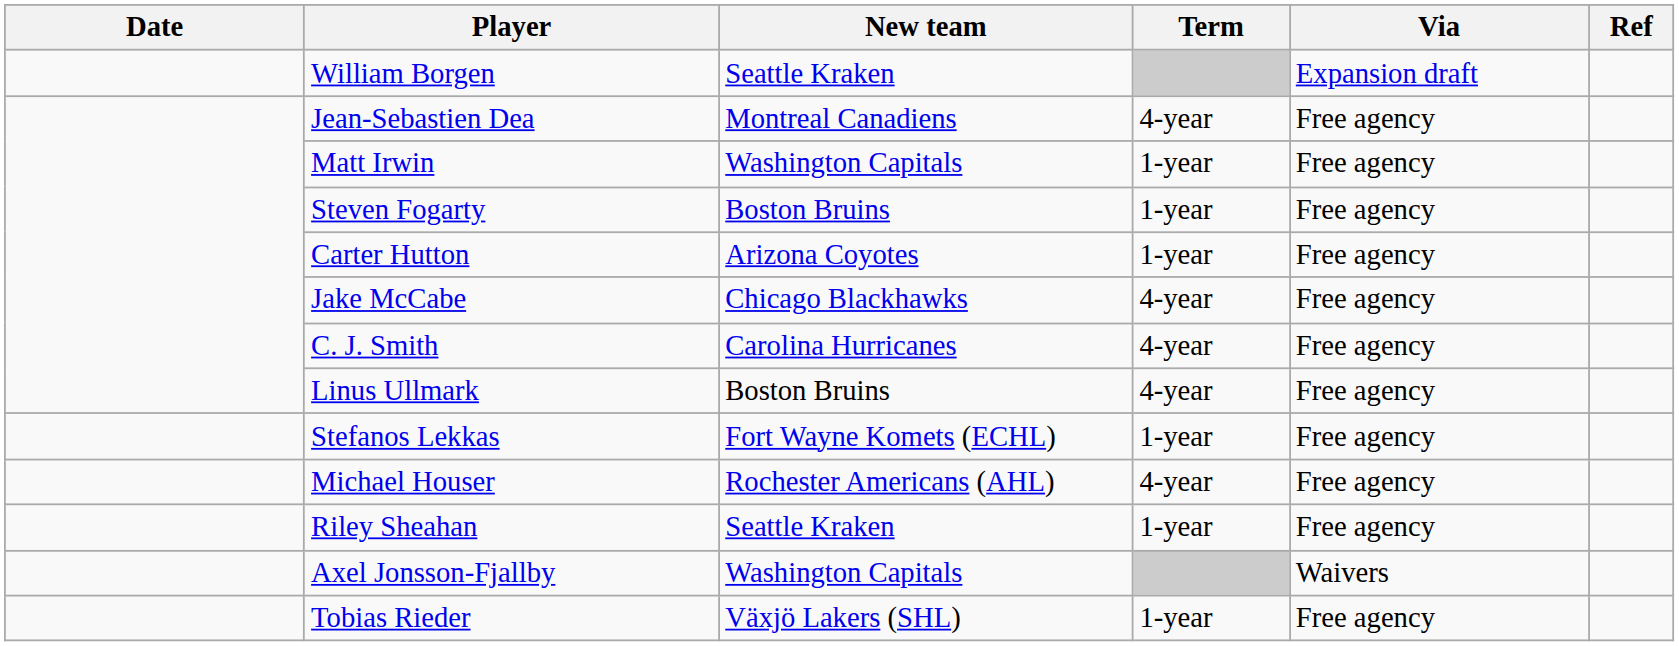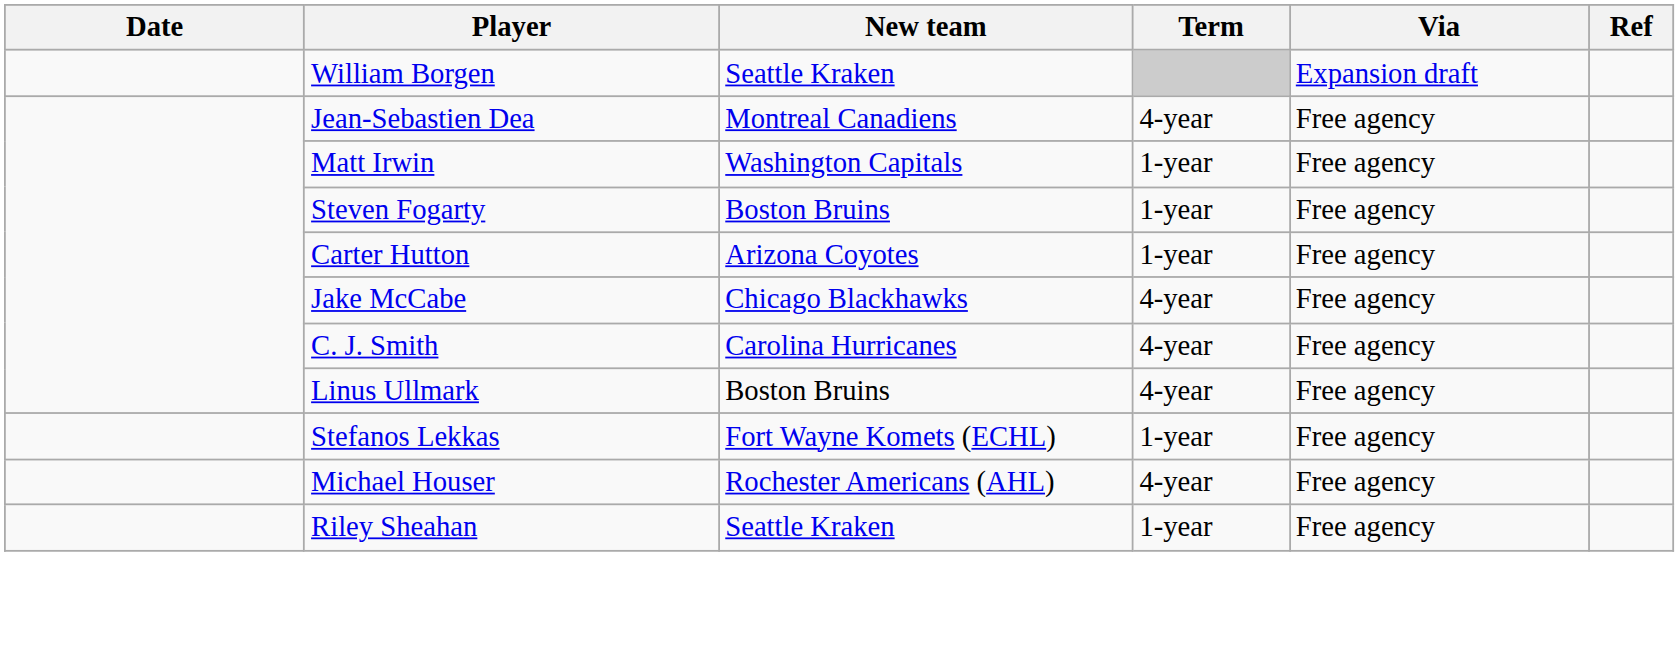- row: (433, 572)
- row: (391, 617)
